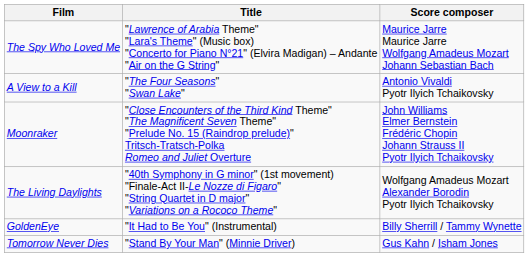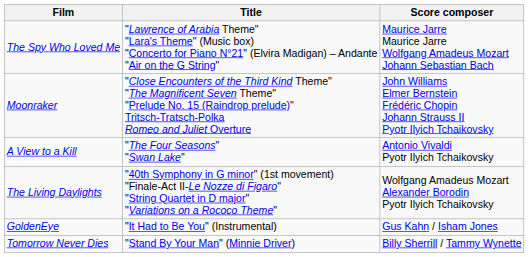rows swapped: (32, 134) <-> (42, 87)
(452, 227) Billy Sherrill / Tammy Wynette -> (440, 227) Gus Kahn / Isham Jones
(440, 244) Gus Kahn / Isham Jones -> (452, 244) Billy Sherrill / Tammy Wynette
